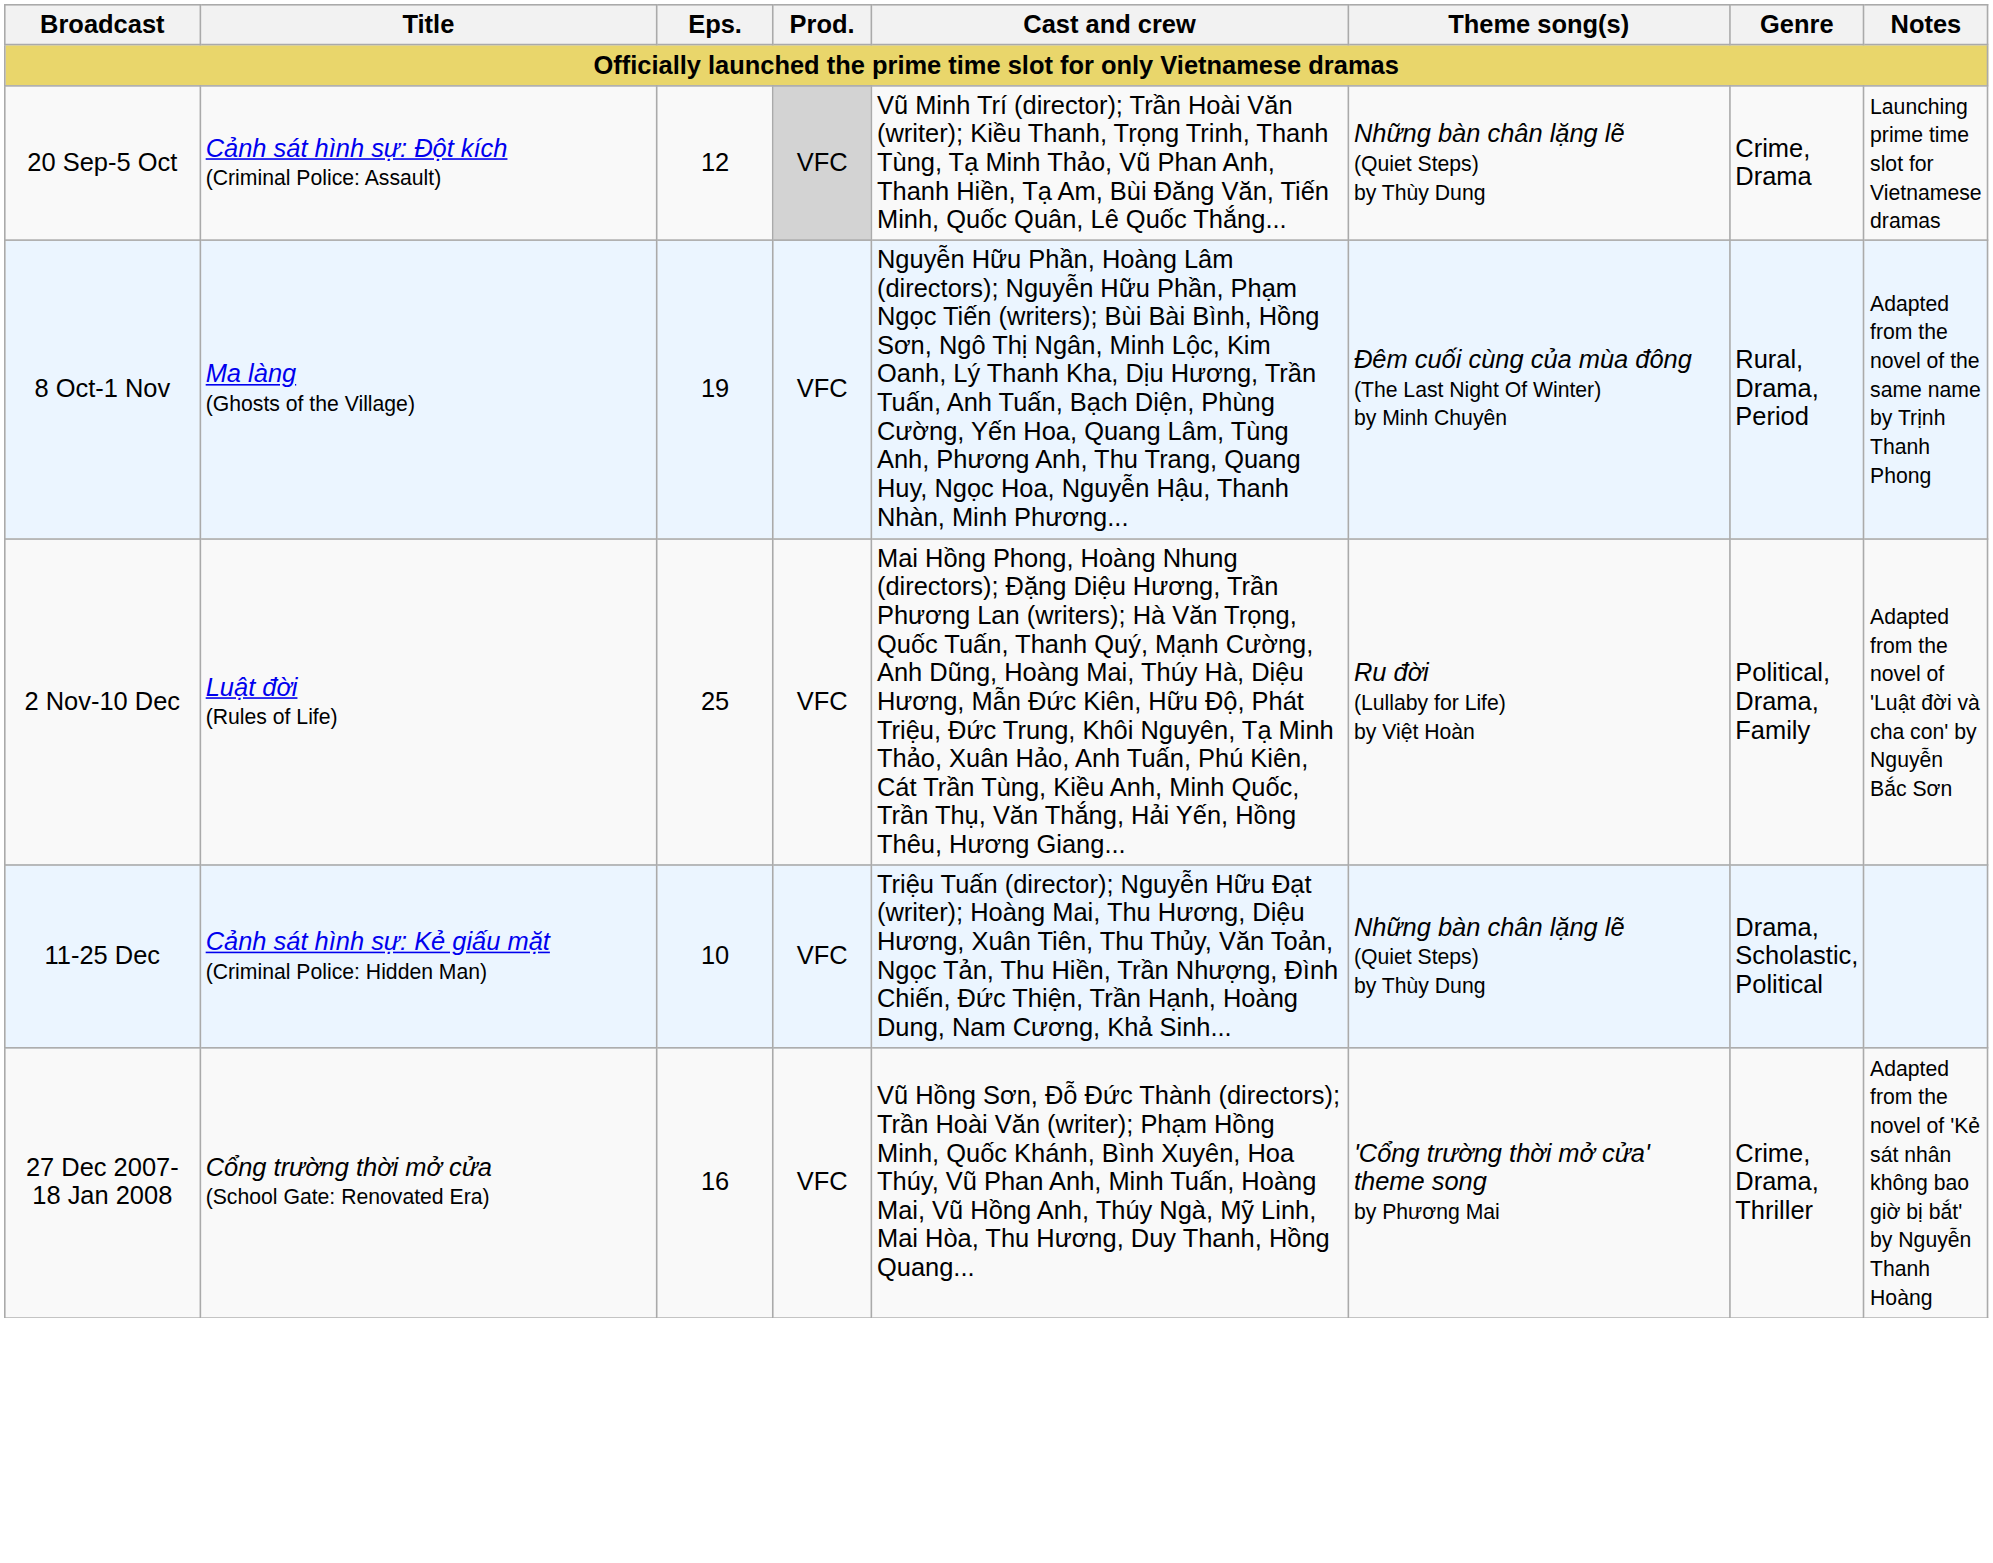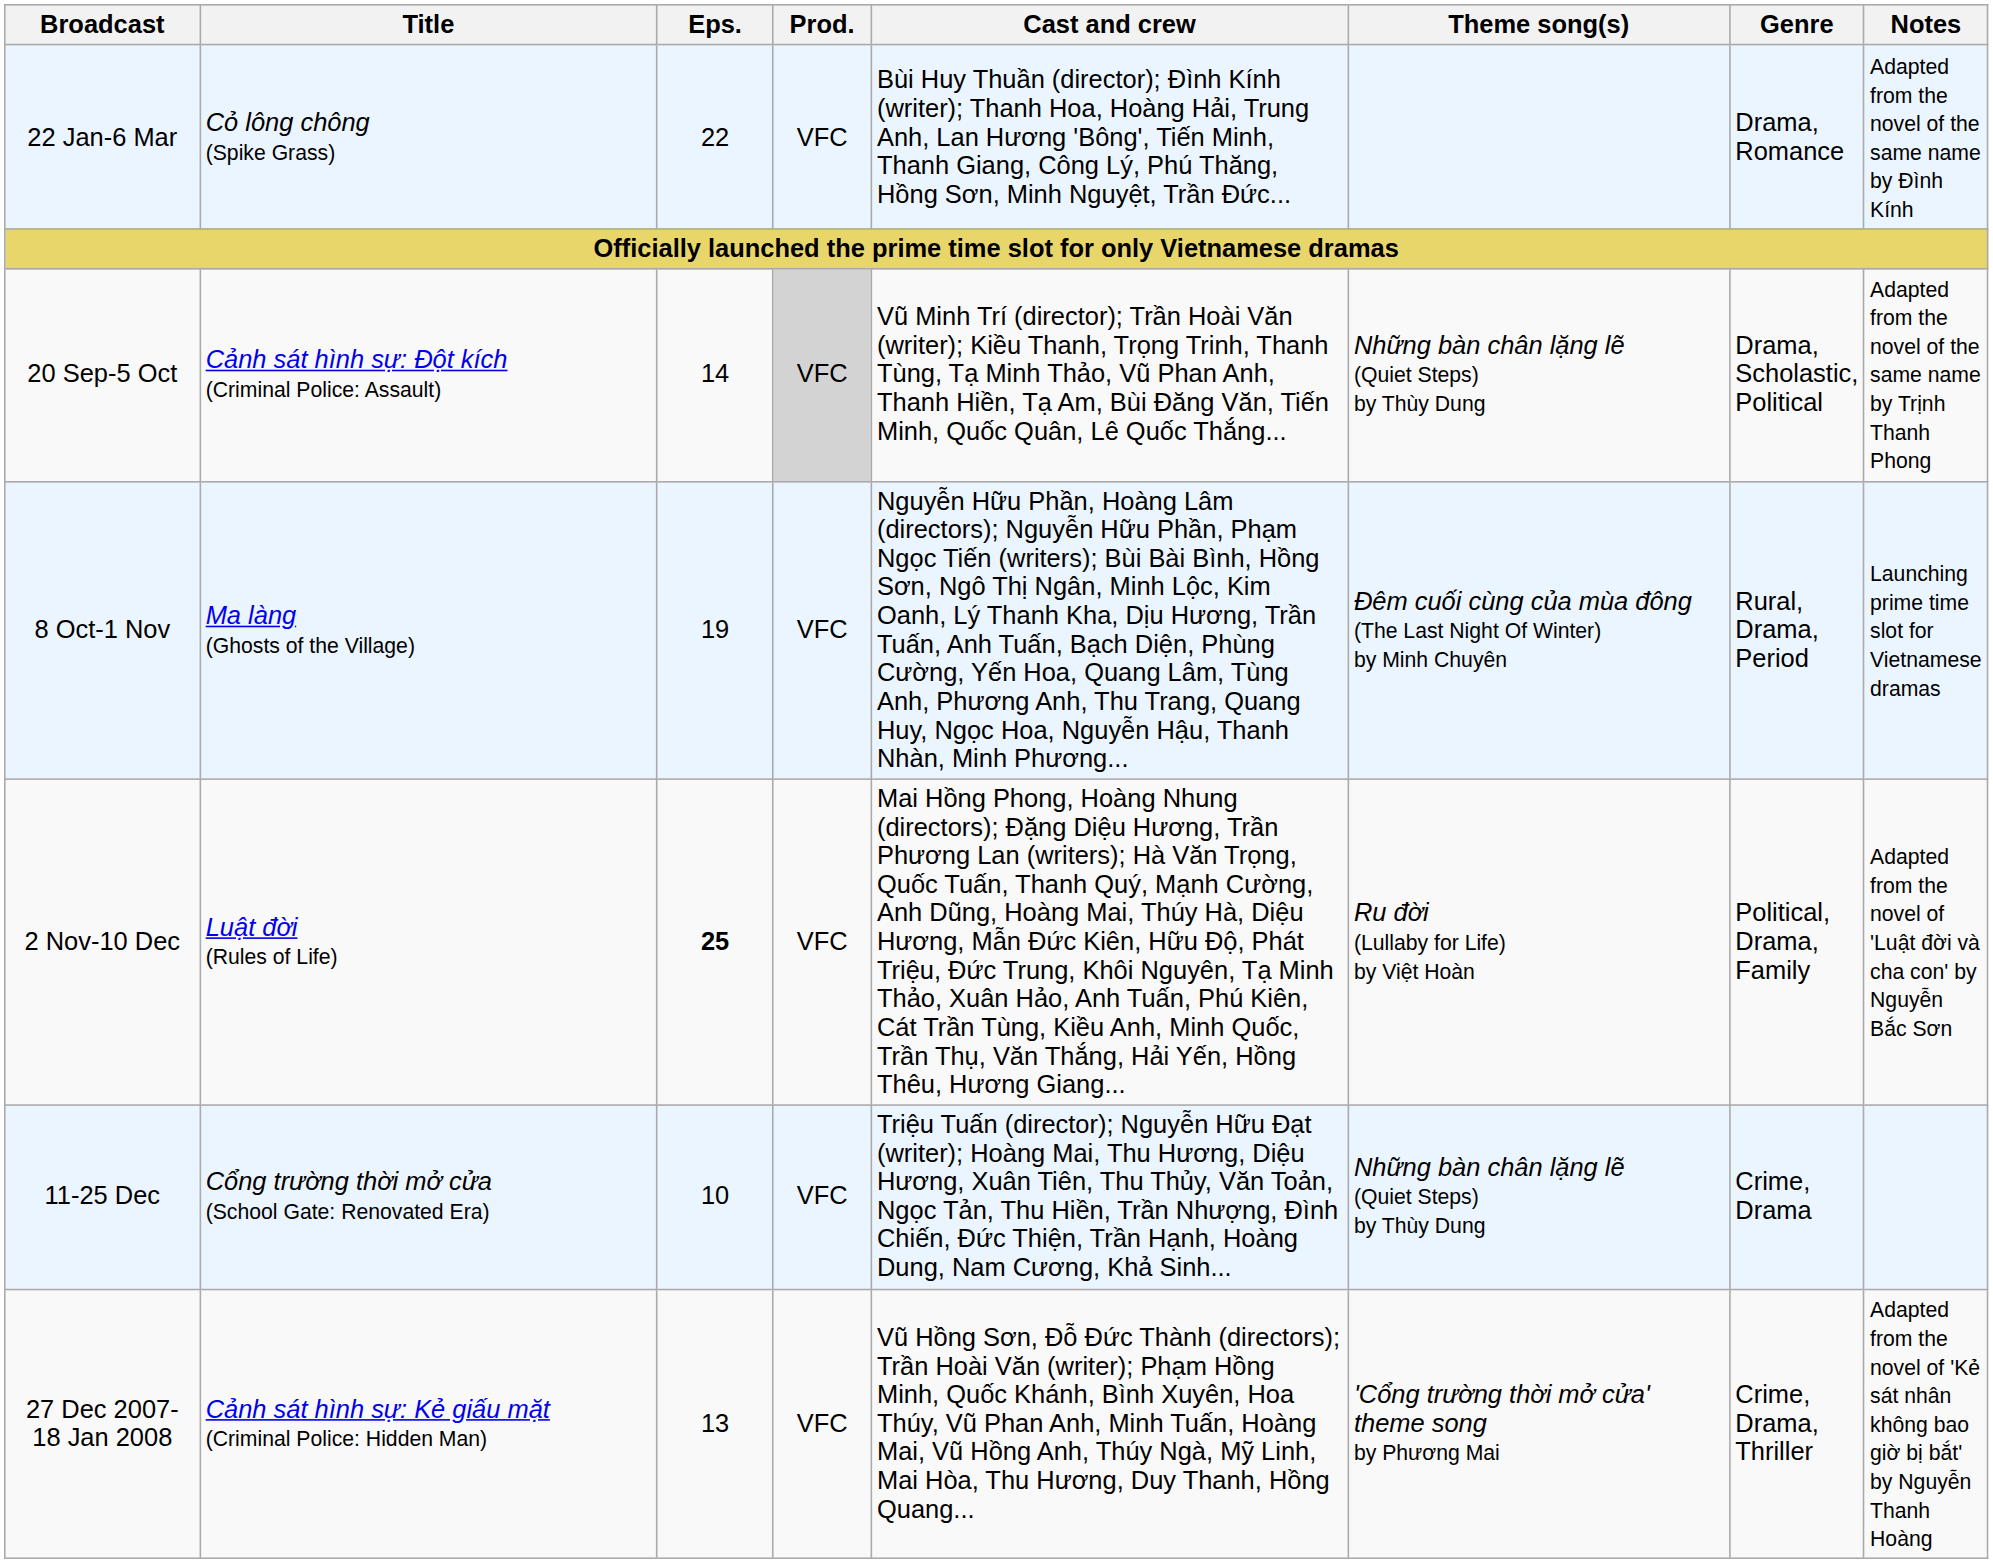+ row: (102, 136)
(715, 162) 12 -> (715, 374) 14
(1773, 162) Crime, Drama -> (1797, 374) Drama, Scholastic, Political
(1926, 164) Launching prime time slot for Vietnamese dramas -> (1925, 376) Adapted from the novel of the same name by Trịnh Thanh Phong
(1925, 390) Adapted from the novel of the same name by Trịnh Thanh Phong -> (1926, 631) Launching prime time slot for Vietnamese dramas
(715, 701) normal -> (715, 941) bold
(378, 956) Cảnh sát hình sự: Kẻ giấu mặt (Criminal Police: Hidden Man) -> (349, 1196) Cổng trường thời mở cửa (School Gate: Renovated Era)
(1797, 956) Drama, Scholastic, Political -> (1773, 1196) Crime, Drama
(349, 1182) Cổng trường thời mở cửa (School Gate: Renovated Era) -> (378, 1423) Cảnh sát hình sự: Kẻ giấu mặt (Criminal Police: Hidden Man)
(715, 1182) 16 -> (715, 1423) 13
